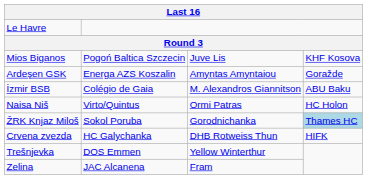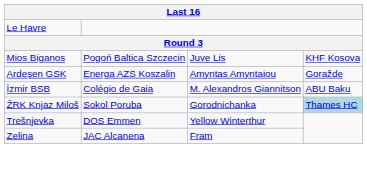- row: (27, 105)
- row: (39, 136)
